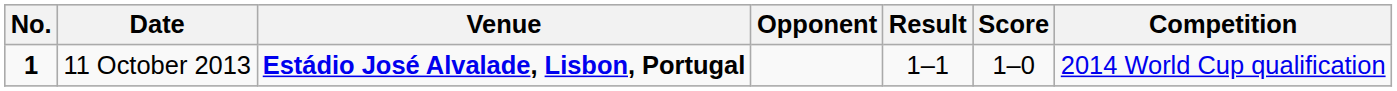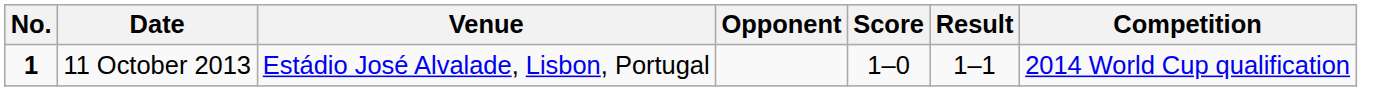columns swapped: (1014, 24) <-> (928, 24)
(504, 65) bold -> (486, 65) normal
